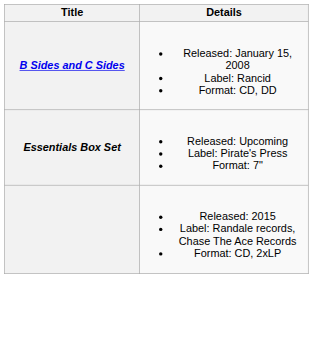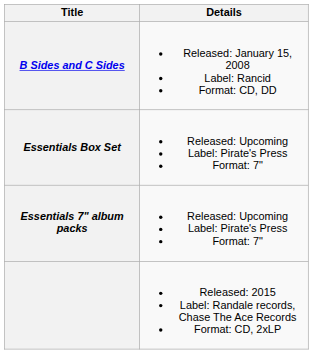+ row: (72, 223)
